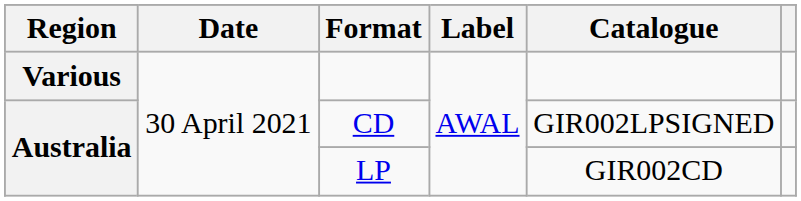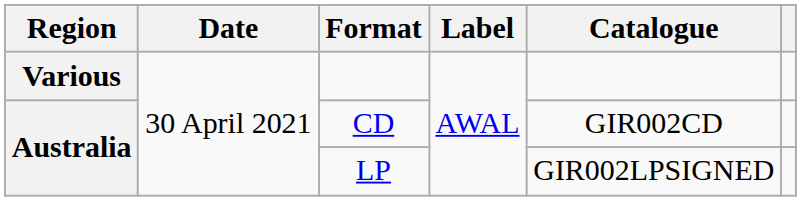(654, 123) GIR002LPSIGNED -> (654, 123) GIR002CD
(654, 170) GIR002CD -> (654, 170) GIR002LPSIGNED
